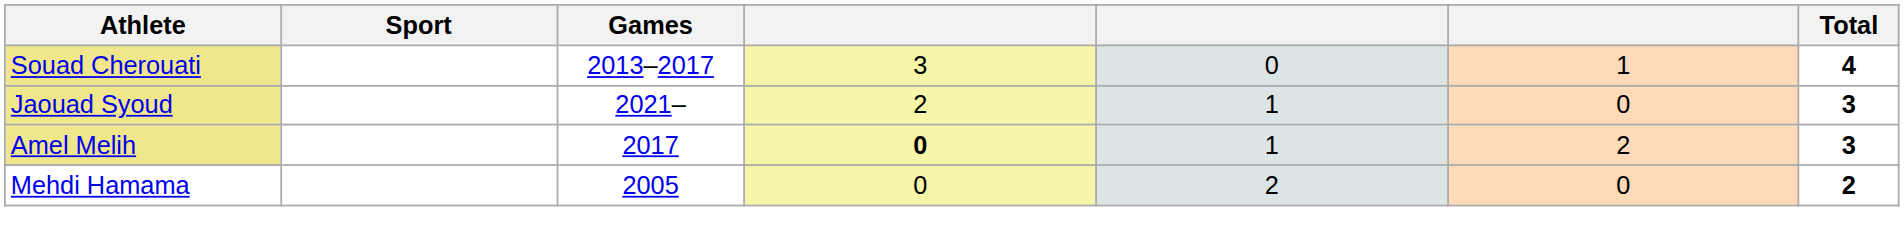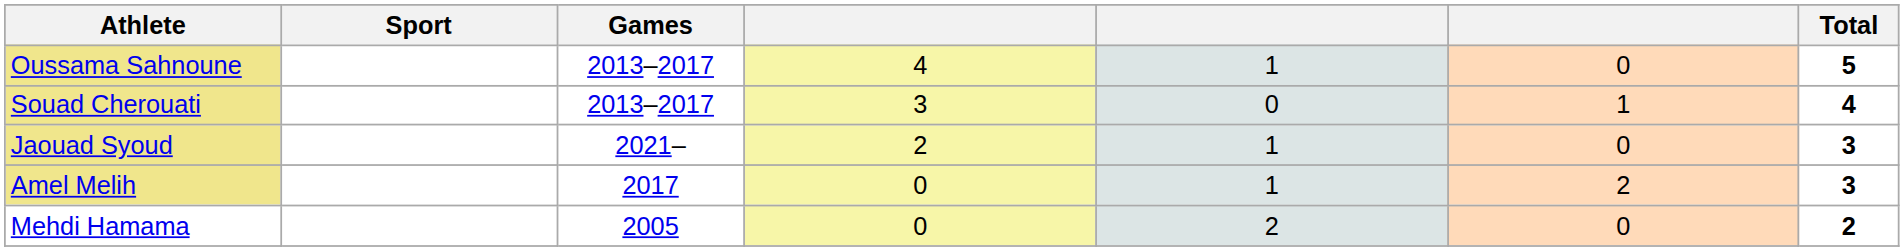+ row: (126, 65)
(920, 145) bold -> (920, 185) normal
